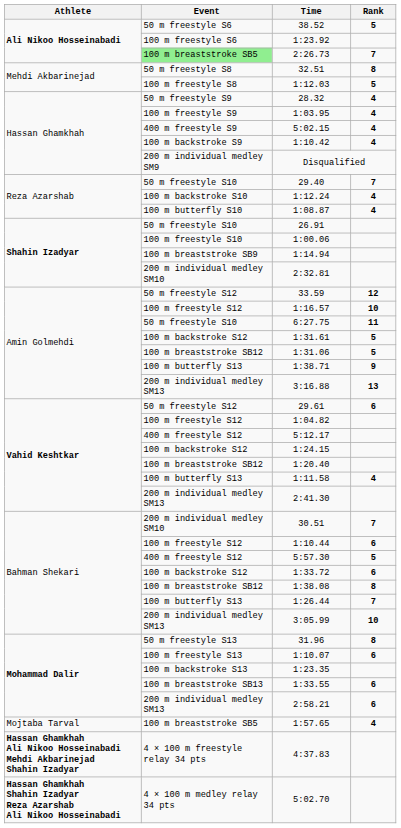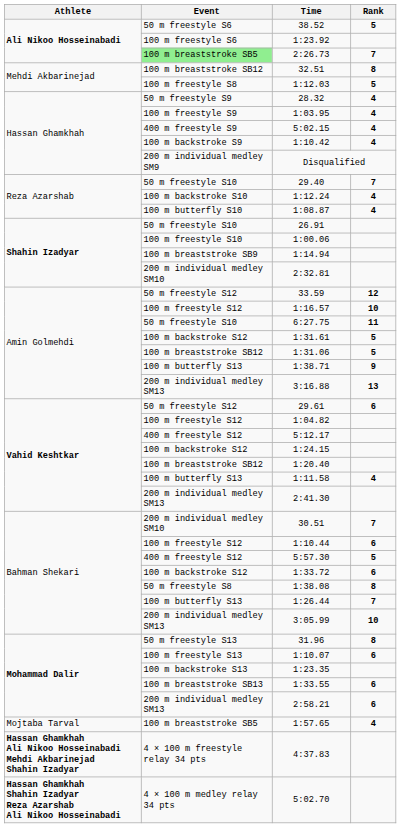(188, 70) 50 m freestyle S8 -> (203, 70) 100 m breaststroke SB12
(203, 587) 100 m breaststroke SB12 -> (188, 587) 50 m freestyle S8
